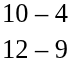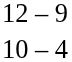rows swapped: (35, 49) <-> (35, 13)
